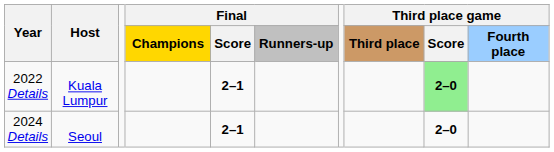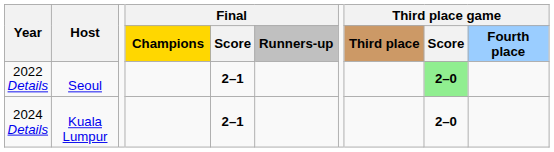(85, 94) Kuala Lumpur -> (85, 87) Seoul
(85, 137) Seoul -> (85, 130) Kuala Lumpur
